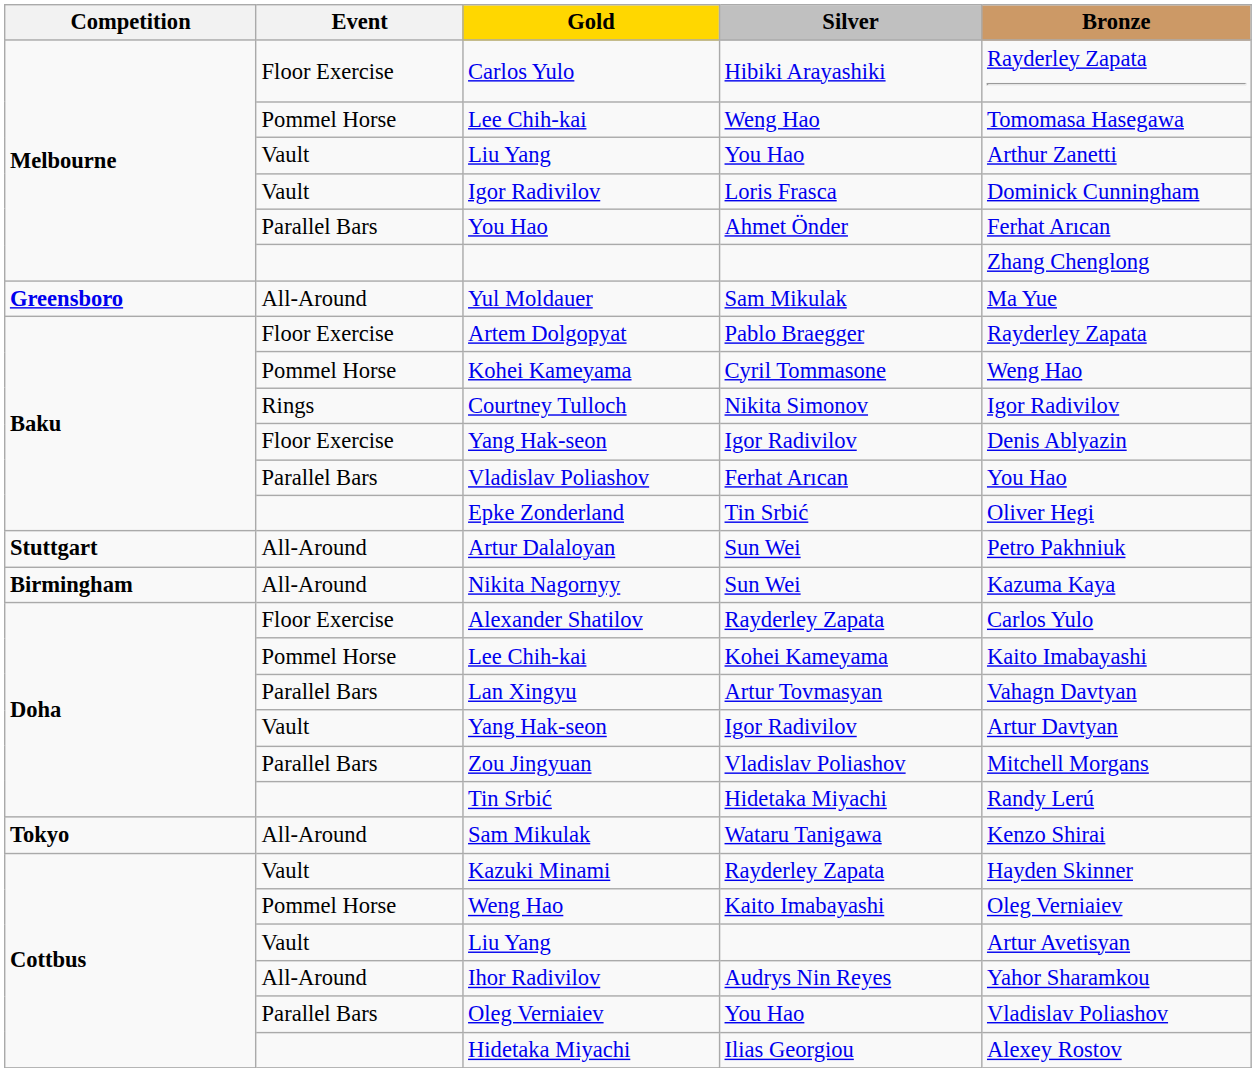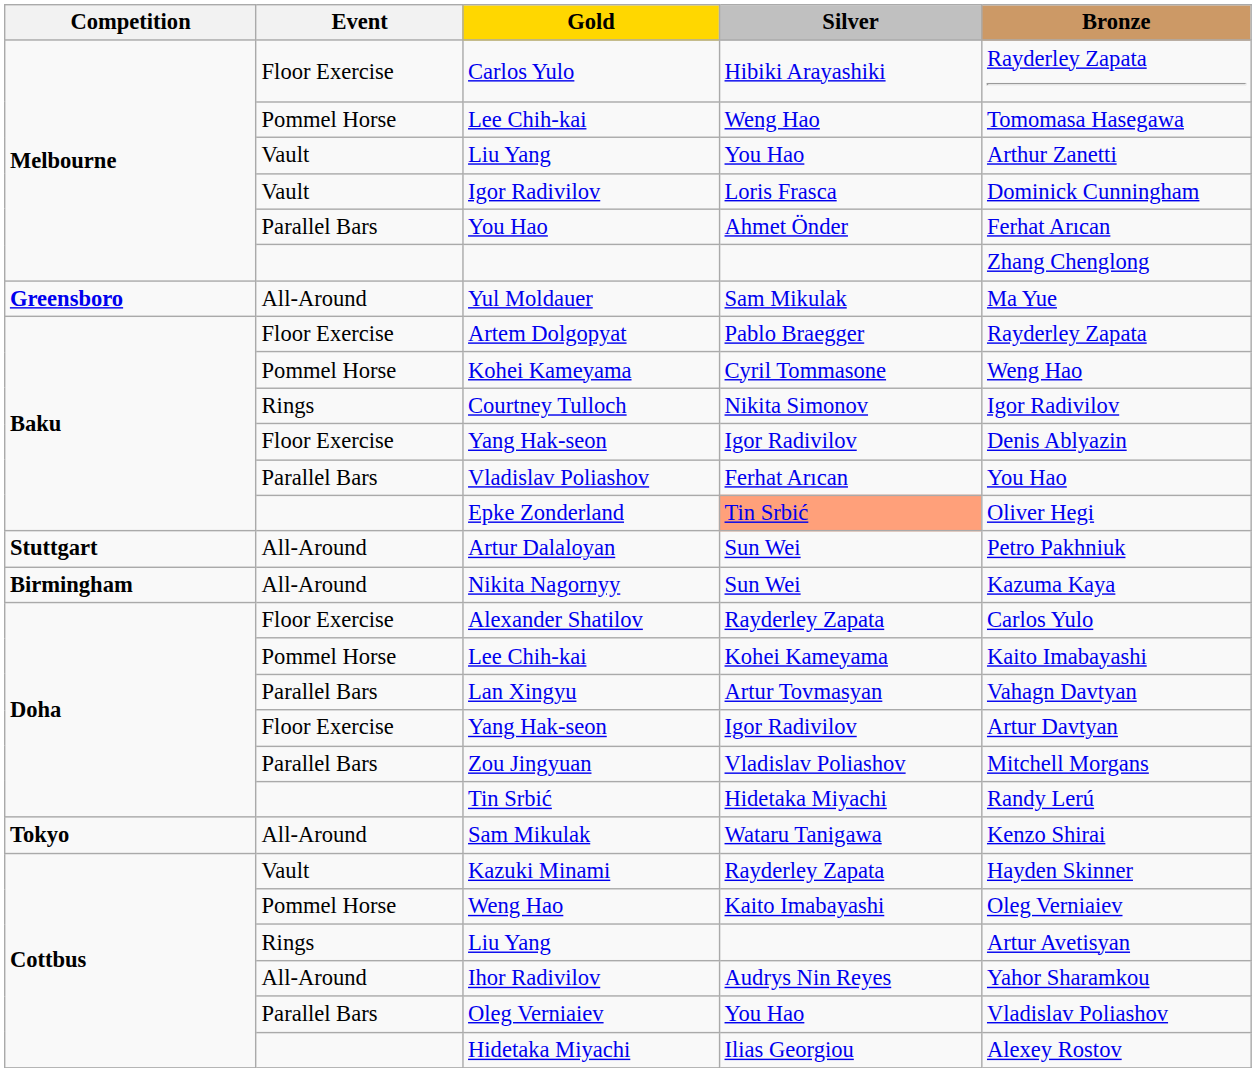(766, 512) no background -> (766, 512) lightsalmon background
(285, 727) Vault -> (328, 727) Floor Exercise
(285, 942) Vault -> (288, 942) Rings
